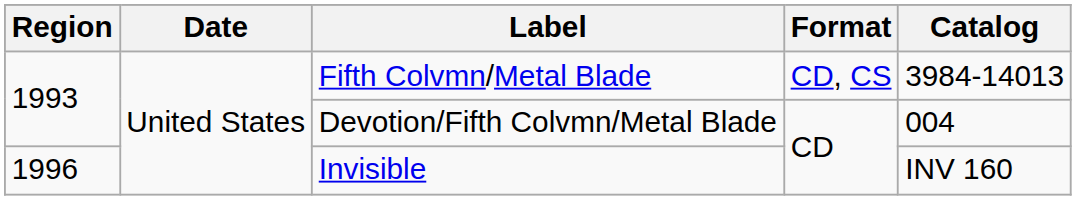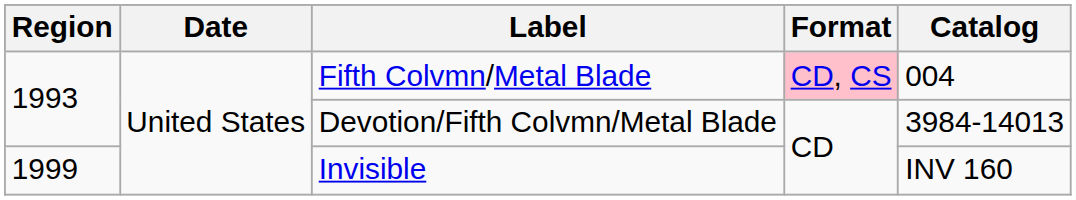(841, 75) no background -> (841, 75) pink background
(985, 75) 3984-14013 -> (930, 75) 004
(930, 122) 004 -> (985, 122) 3984-14013
(45, 169) 1996 -> (45, 169) 1999
